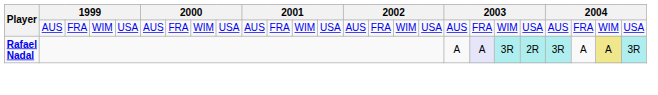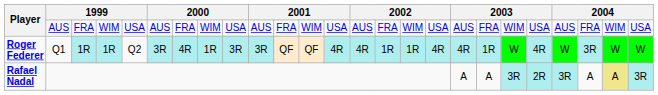+ row: (25, 49)
(482, 49) lavender background -> (489, 76) no background
